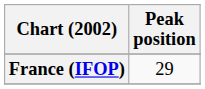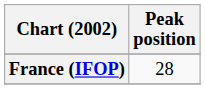(164, 68) 29 -> (164, 68) 28
